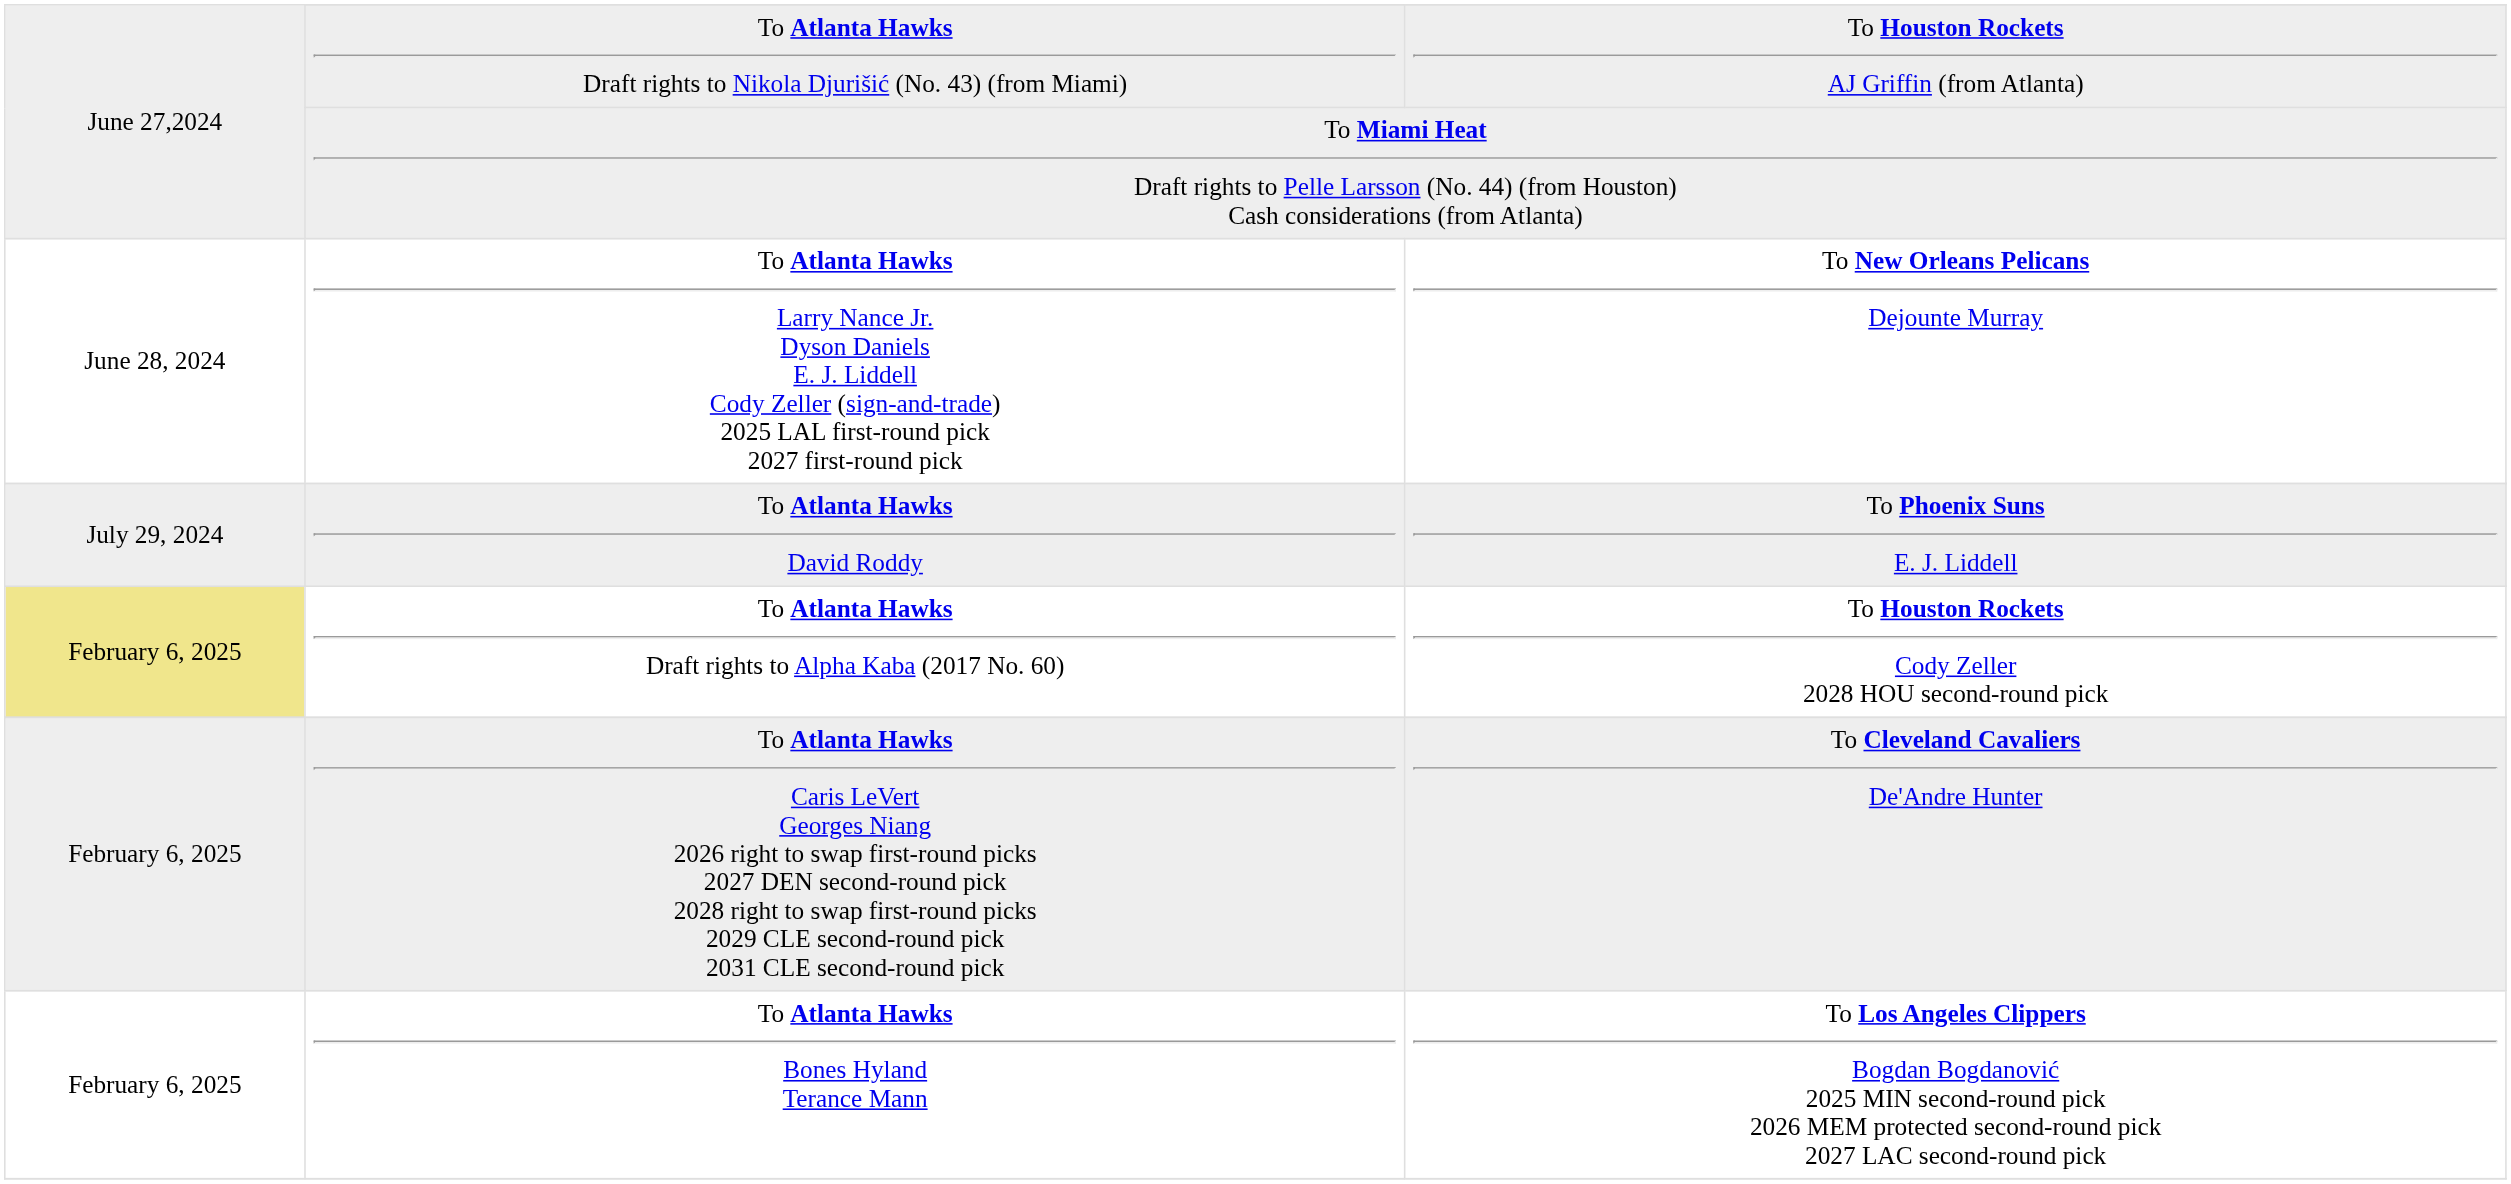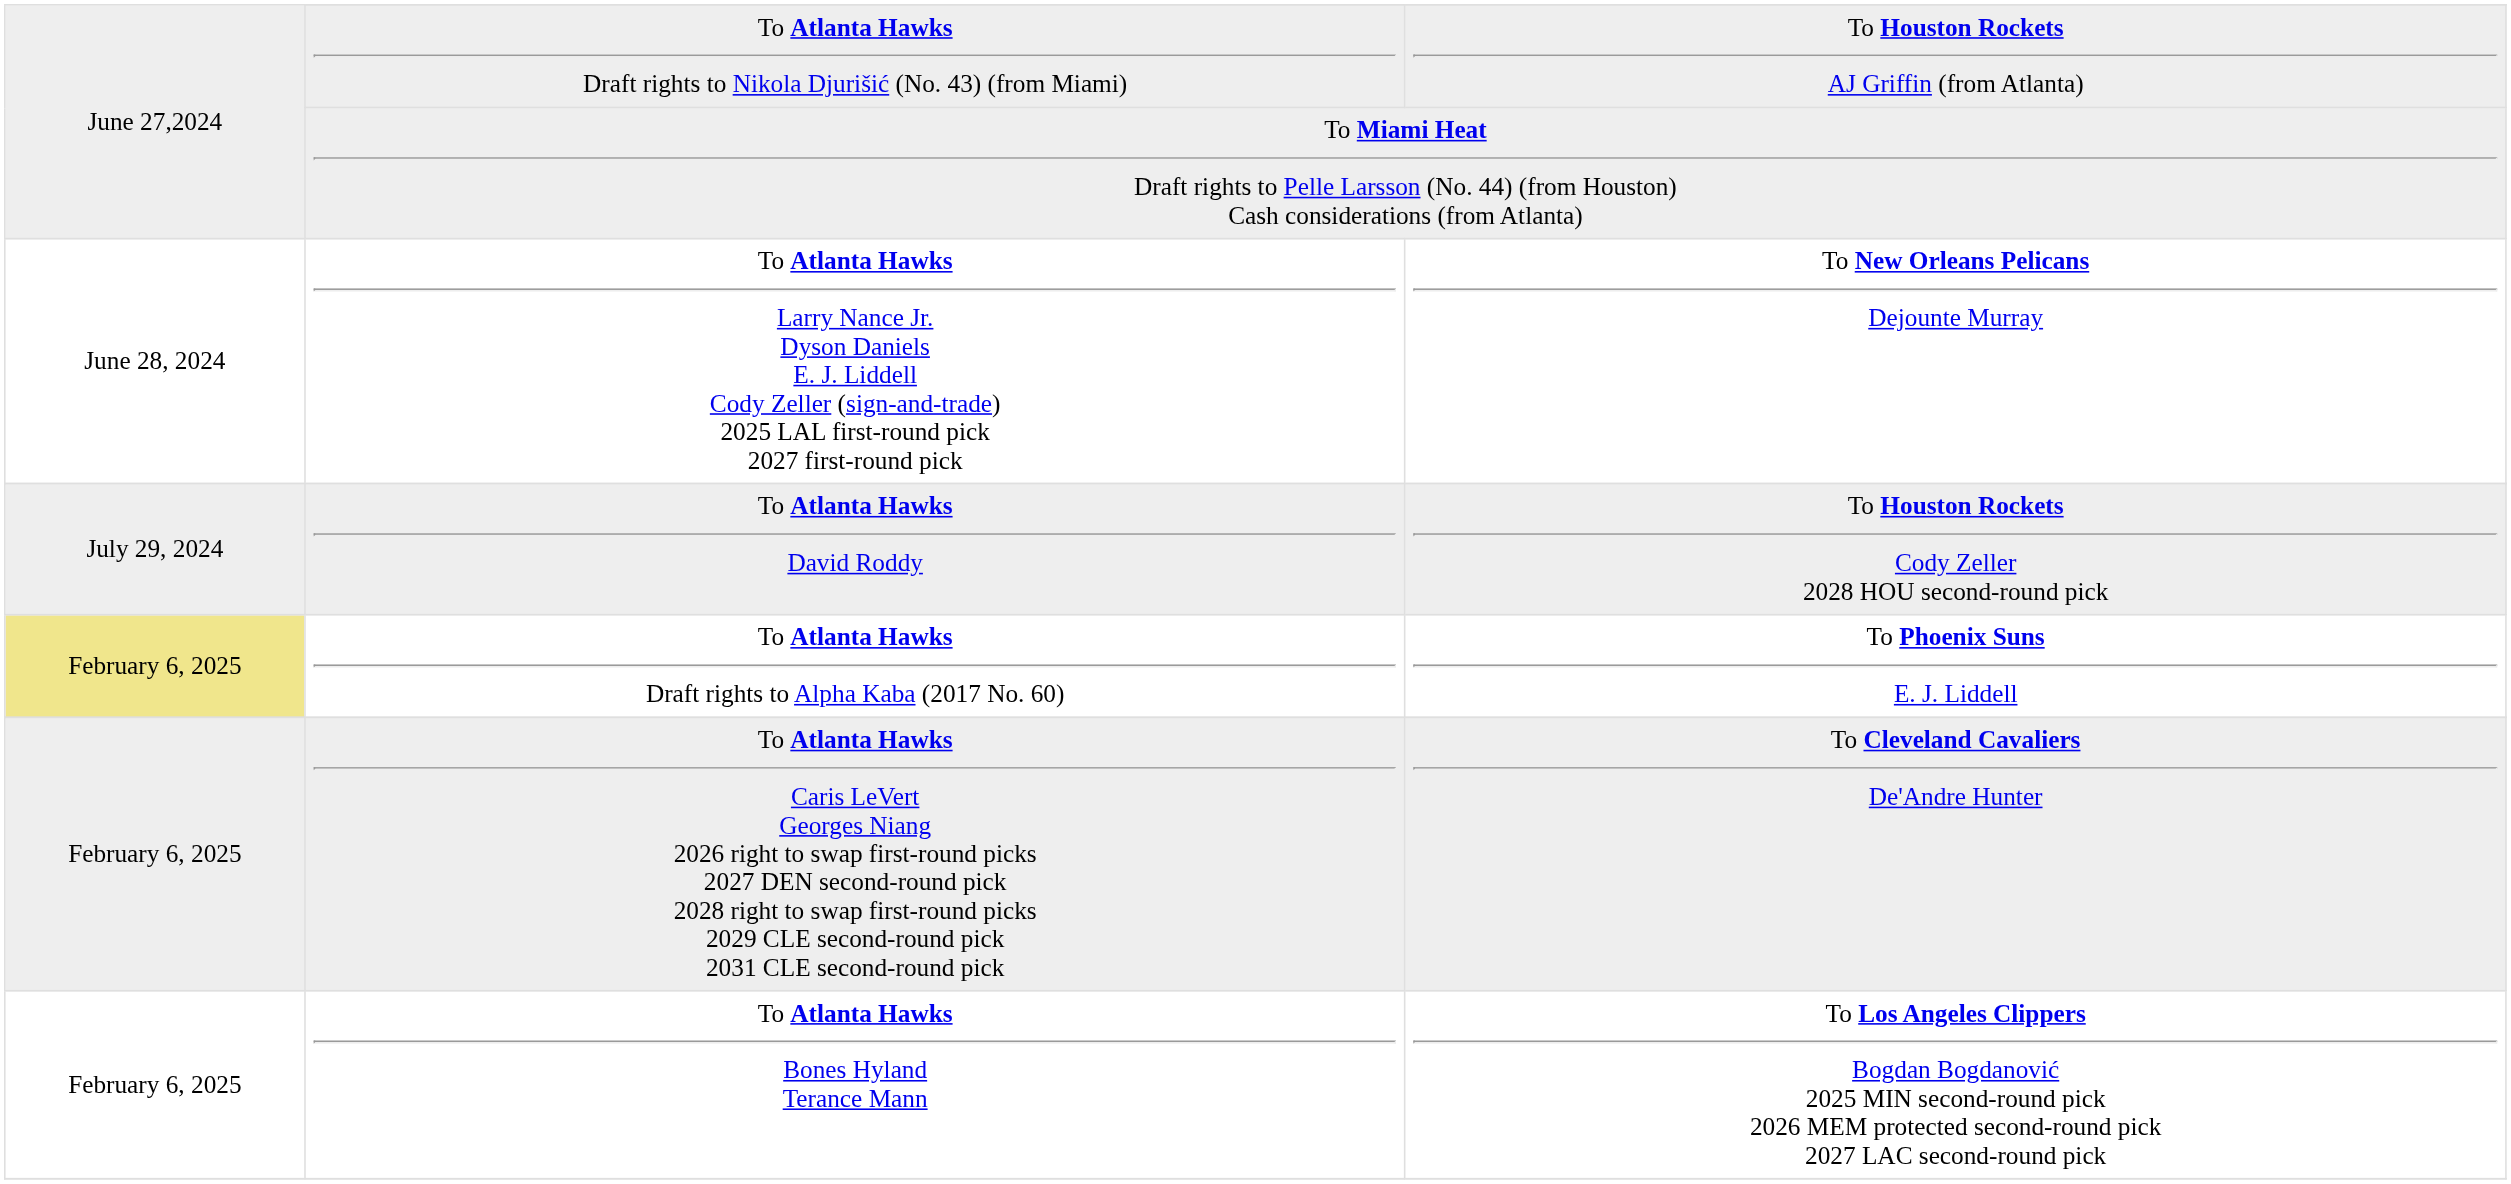(1956, 534) To Phoenix Suns E. J. Liddell -> (1956, 548) To Houston Rockets Cody Zeller 2028 HOU second-round pick
(1956, 651) To Houston Rockets Cody Zeller 2028 HOU second-round pick -> (1956, 665) To Phoenix Suns E. J. Liddell
